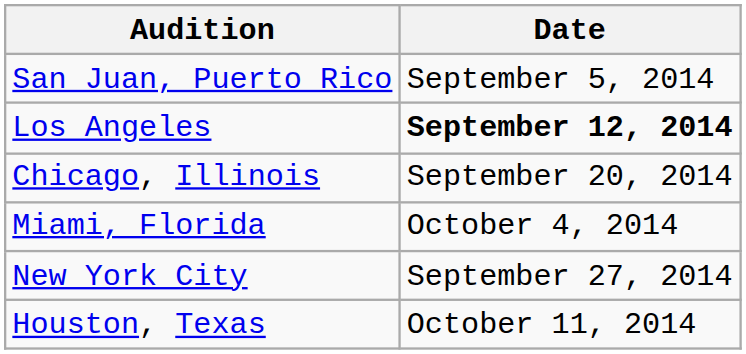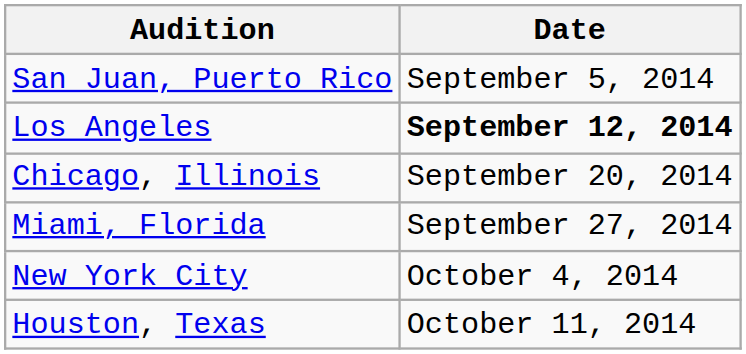(543, 226) October 4, 2014 -> (570, 226) September 27, 2014
(570, 276) September 27, 2014 -> (543, 276) October 4, 2014
